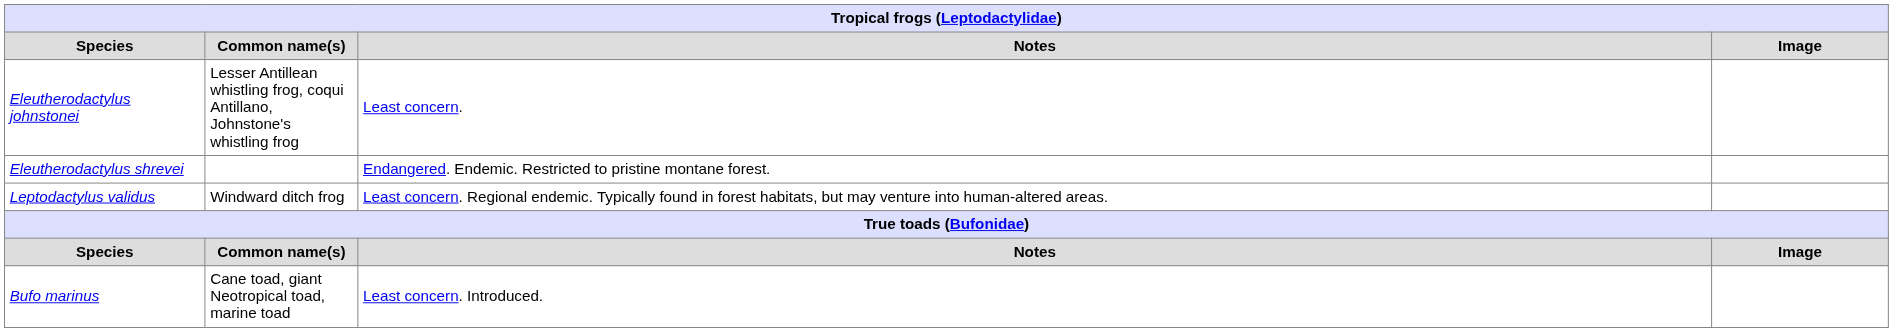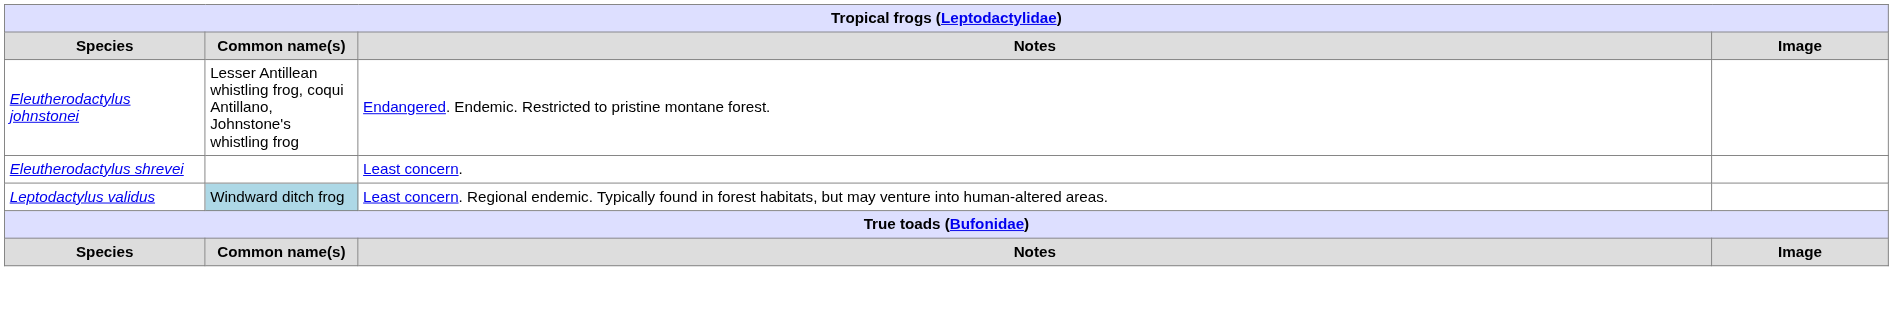(413, 107) Least concern. -> (567, 107) Endangered. Endemic. Restricted to pristine montane forest.
(567, 169) Endangered. Endemic. Restricted to pristine montane forest. -> (413, 169) Least concern.
(277, 196) no background -> (277, 196) lightblue background
- row: (54, 296)
